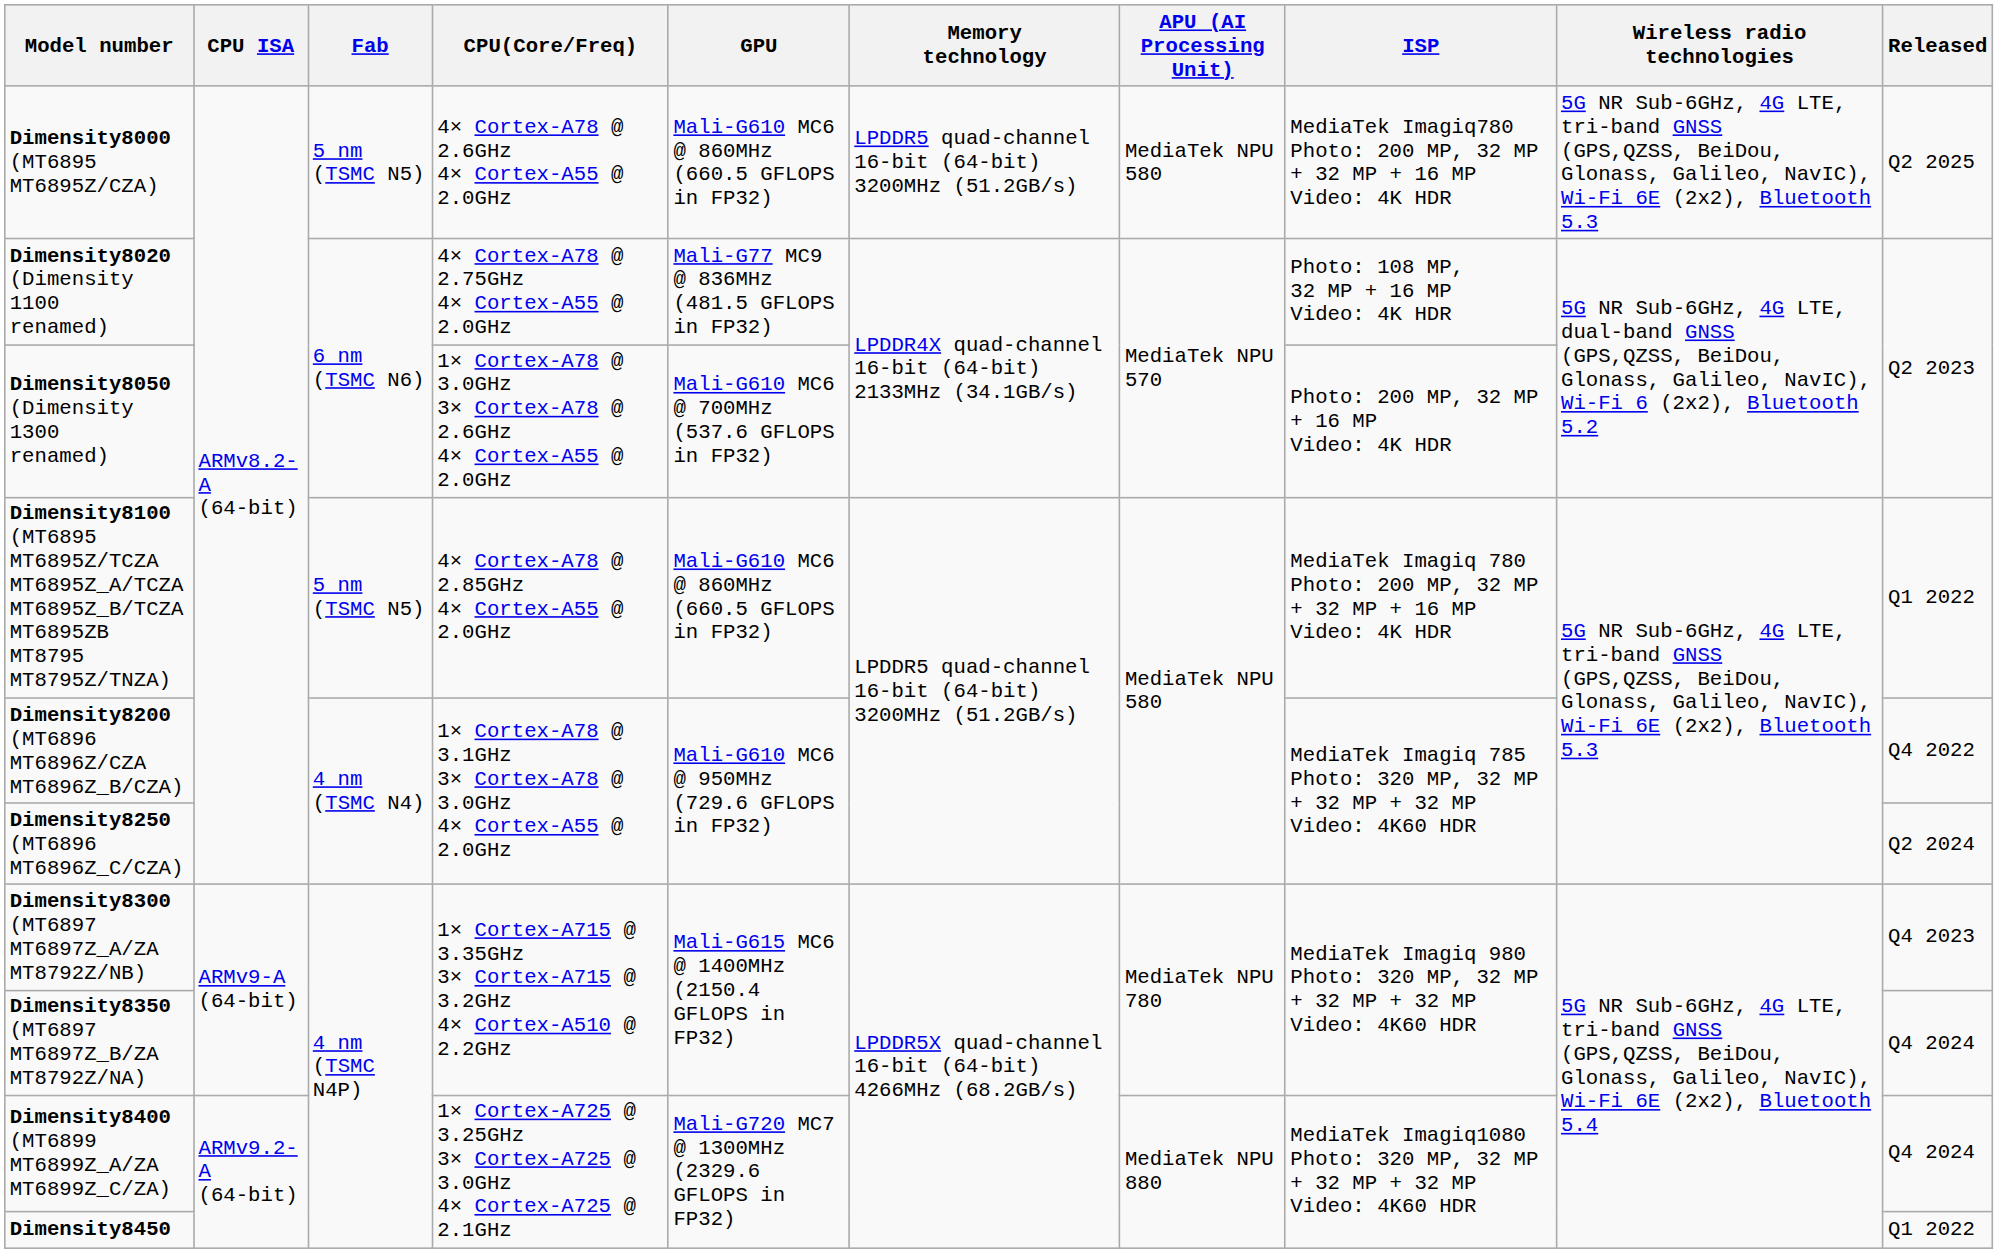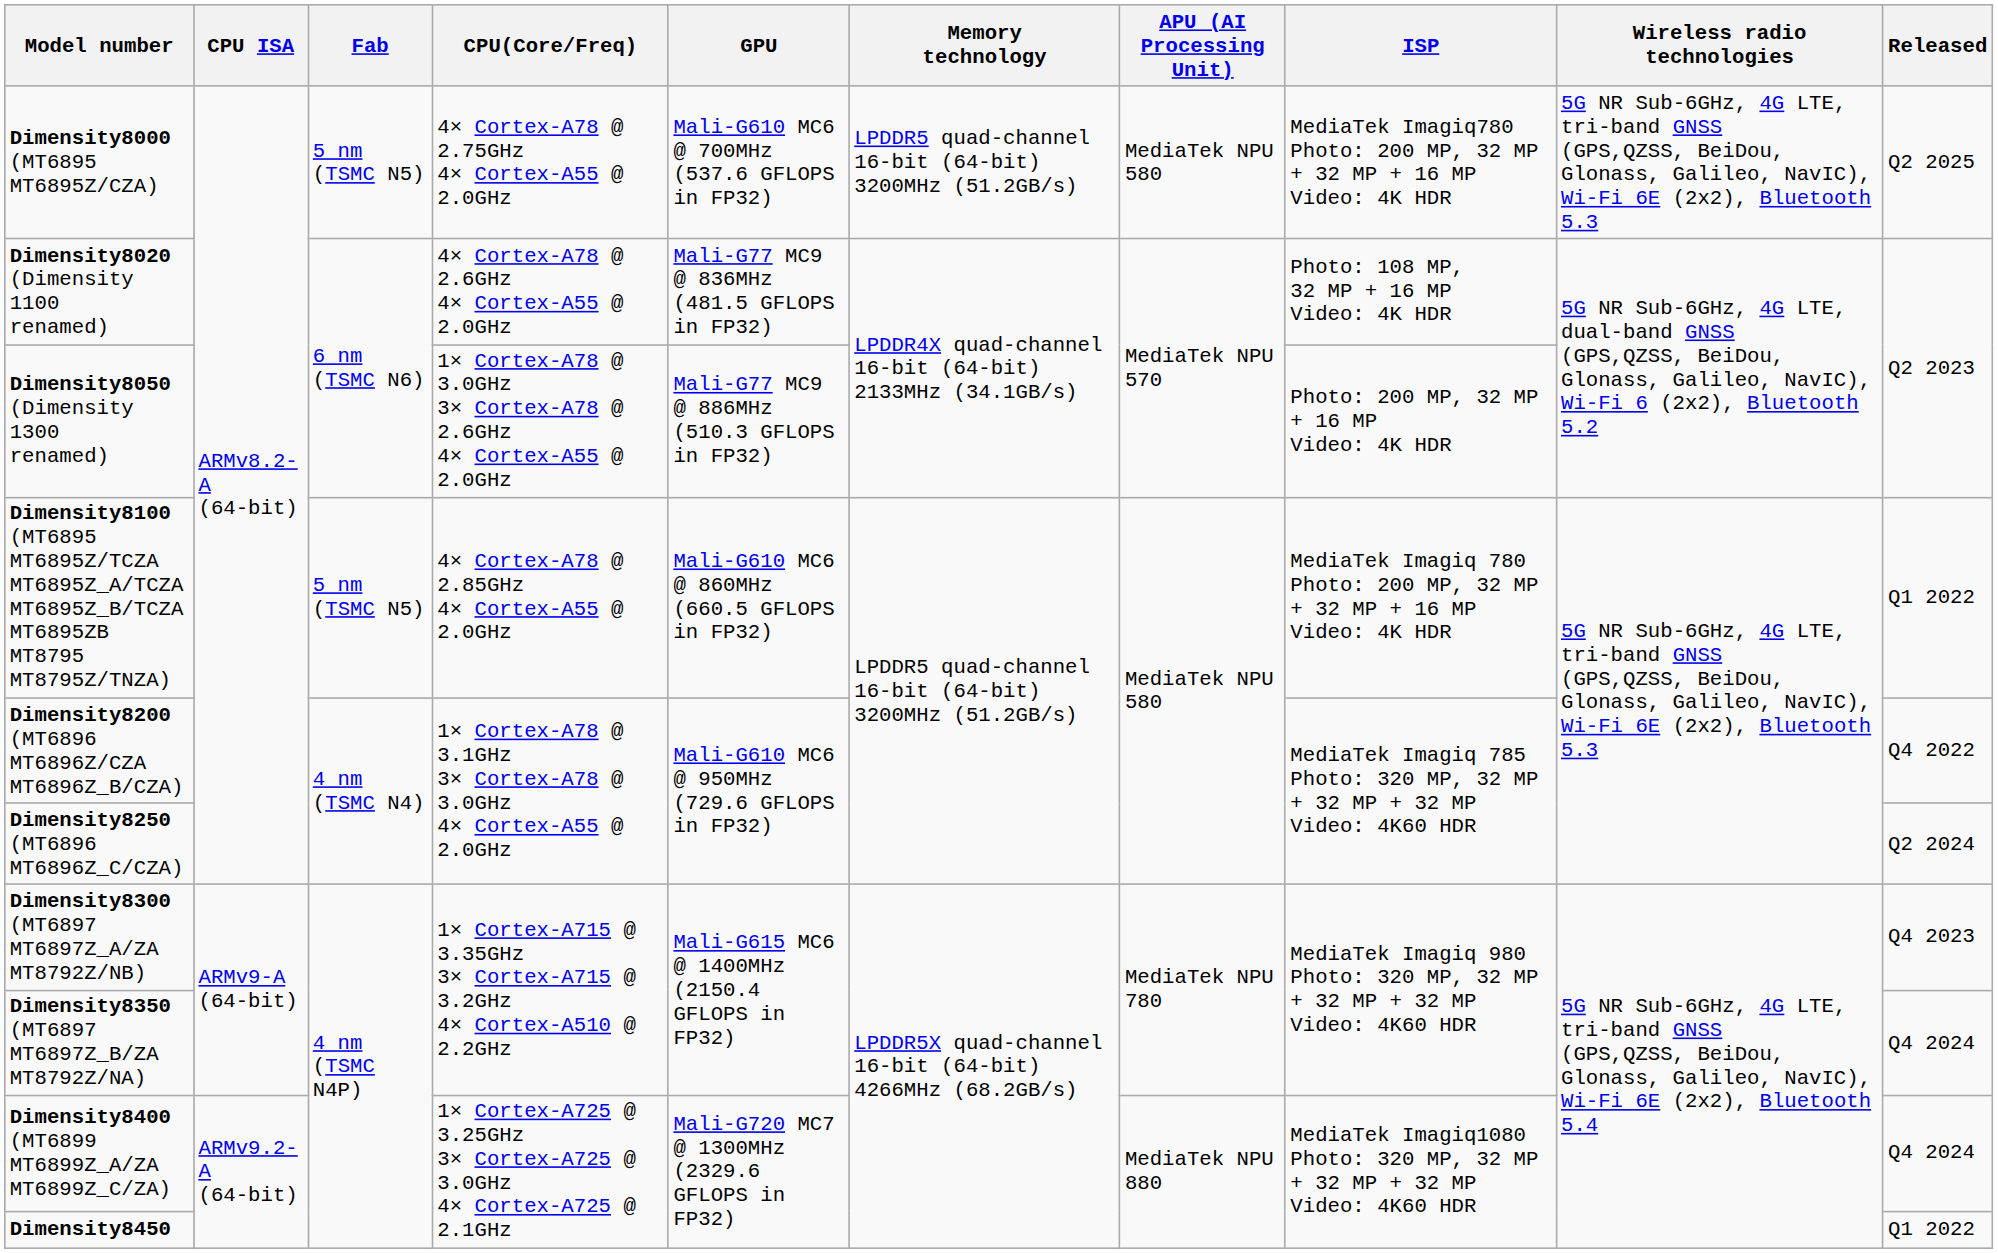(530, 163) 4× Cortex-A78 @ 2.6GHz 4× Cortex-A55 @ 2.0GHz -> (530, 163) 4× Cortex-A78 @ 2.75GHz 4× Cortex-A55 @ 2.0GHz
(754, 163) Mali-G610 MC6 @ 860MHz (660.5 GFLOPS in FP32) -> (754, 163) Mali-G610 MC6 @ 700MHz (537.6 GFLOPS in FP32)
(530, 292) 4× Cortex-A78 @ 2.75GHz 4× Cortex-A55 @ 2.0GHz -> (530, 292) 4× Cortex-A78 @ 2.6GHz 4× Cortex-A55 @ 2.0GHz
(754, 421) Mali-G610 MC6 @ 700MHz (537.6 GFLOPS in FP32) -> (754, 421) Mali-G77 MC9 @ 886MHz (510.3 GFLOPS in FP32)
